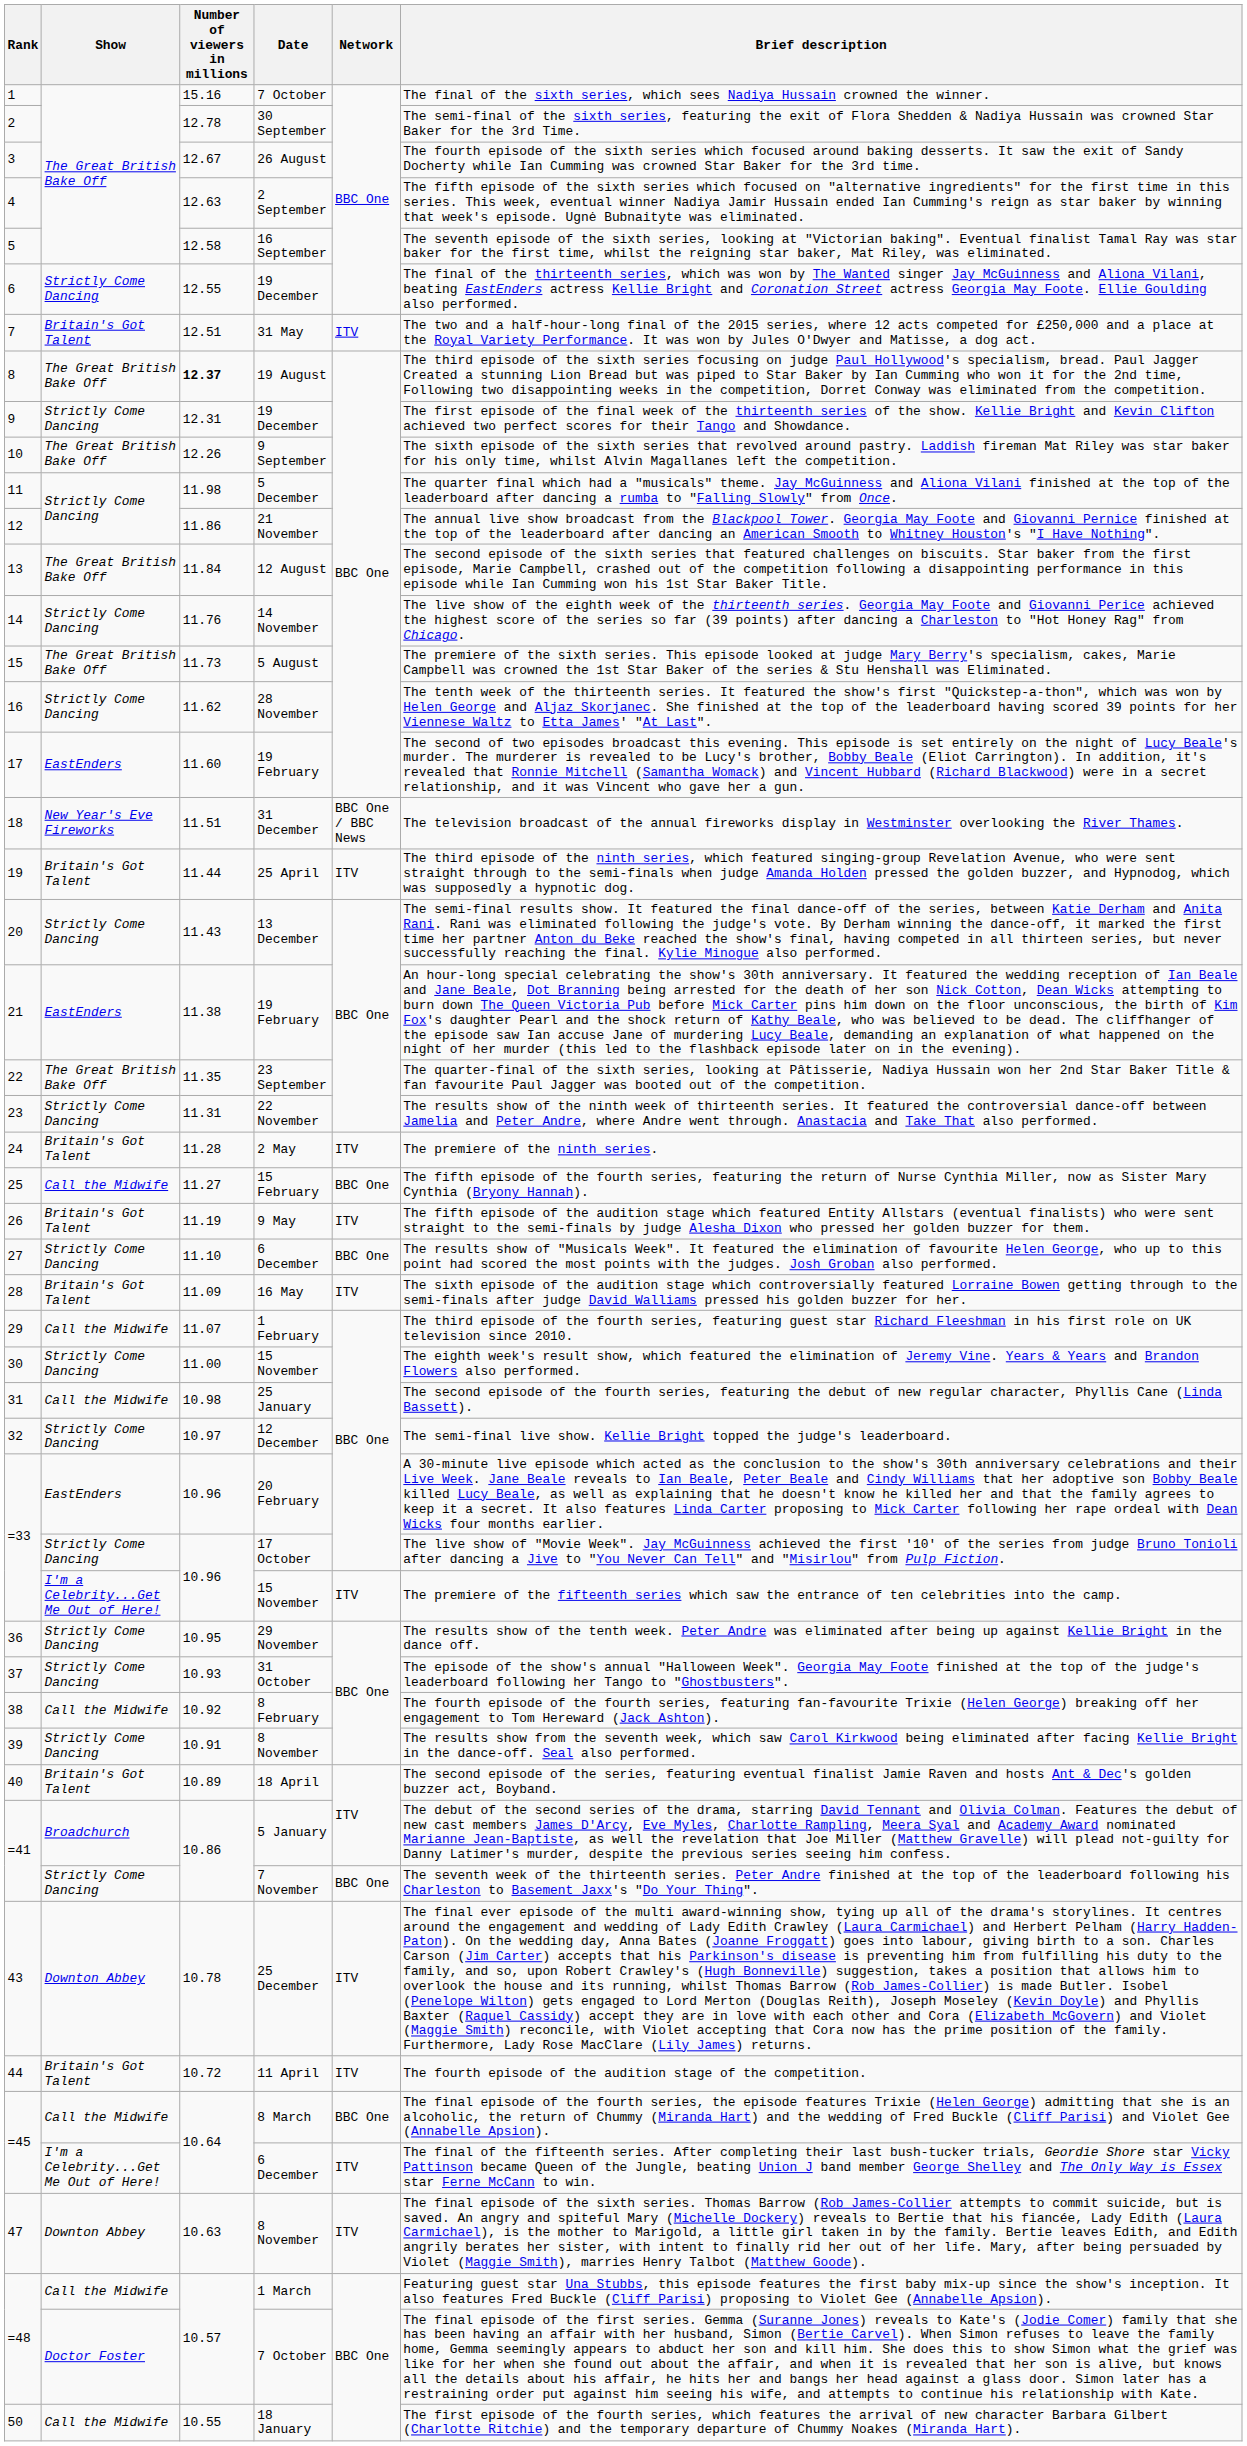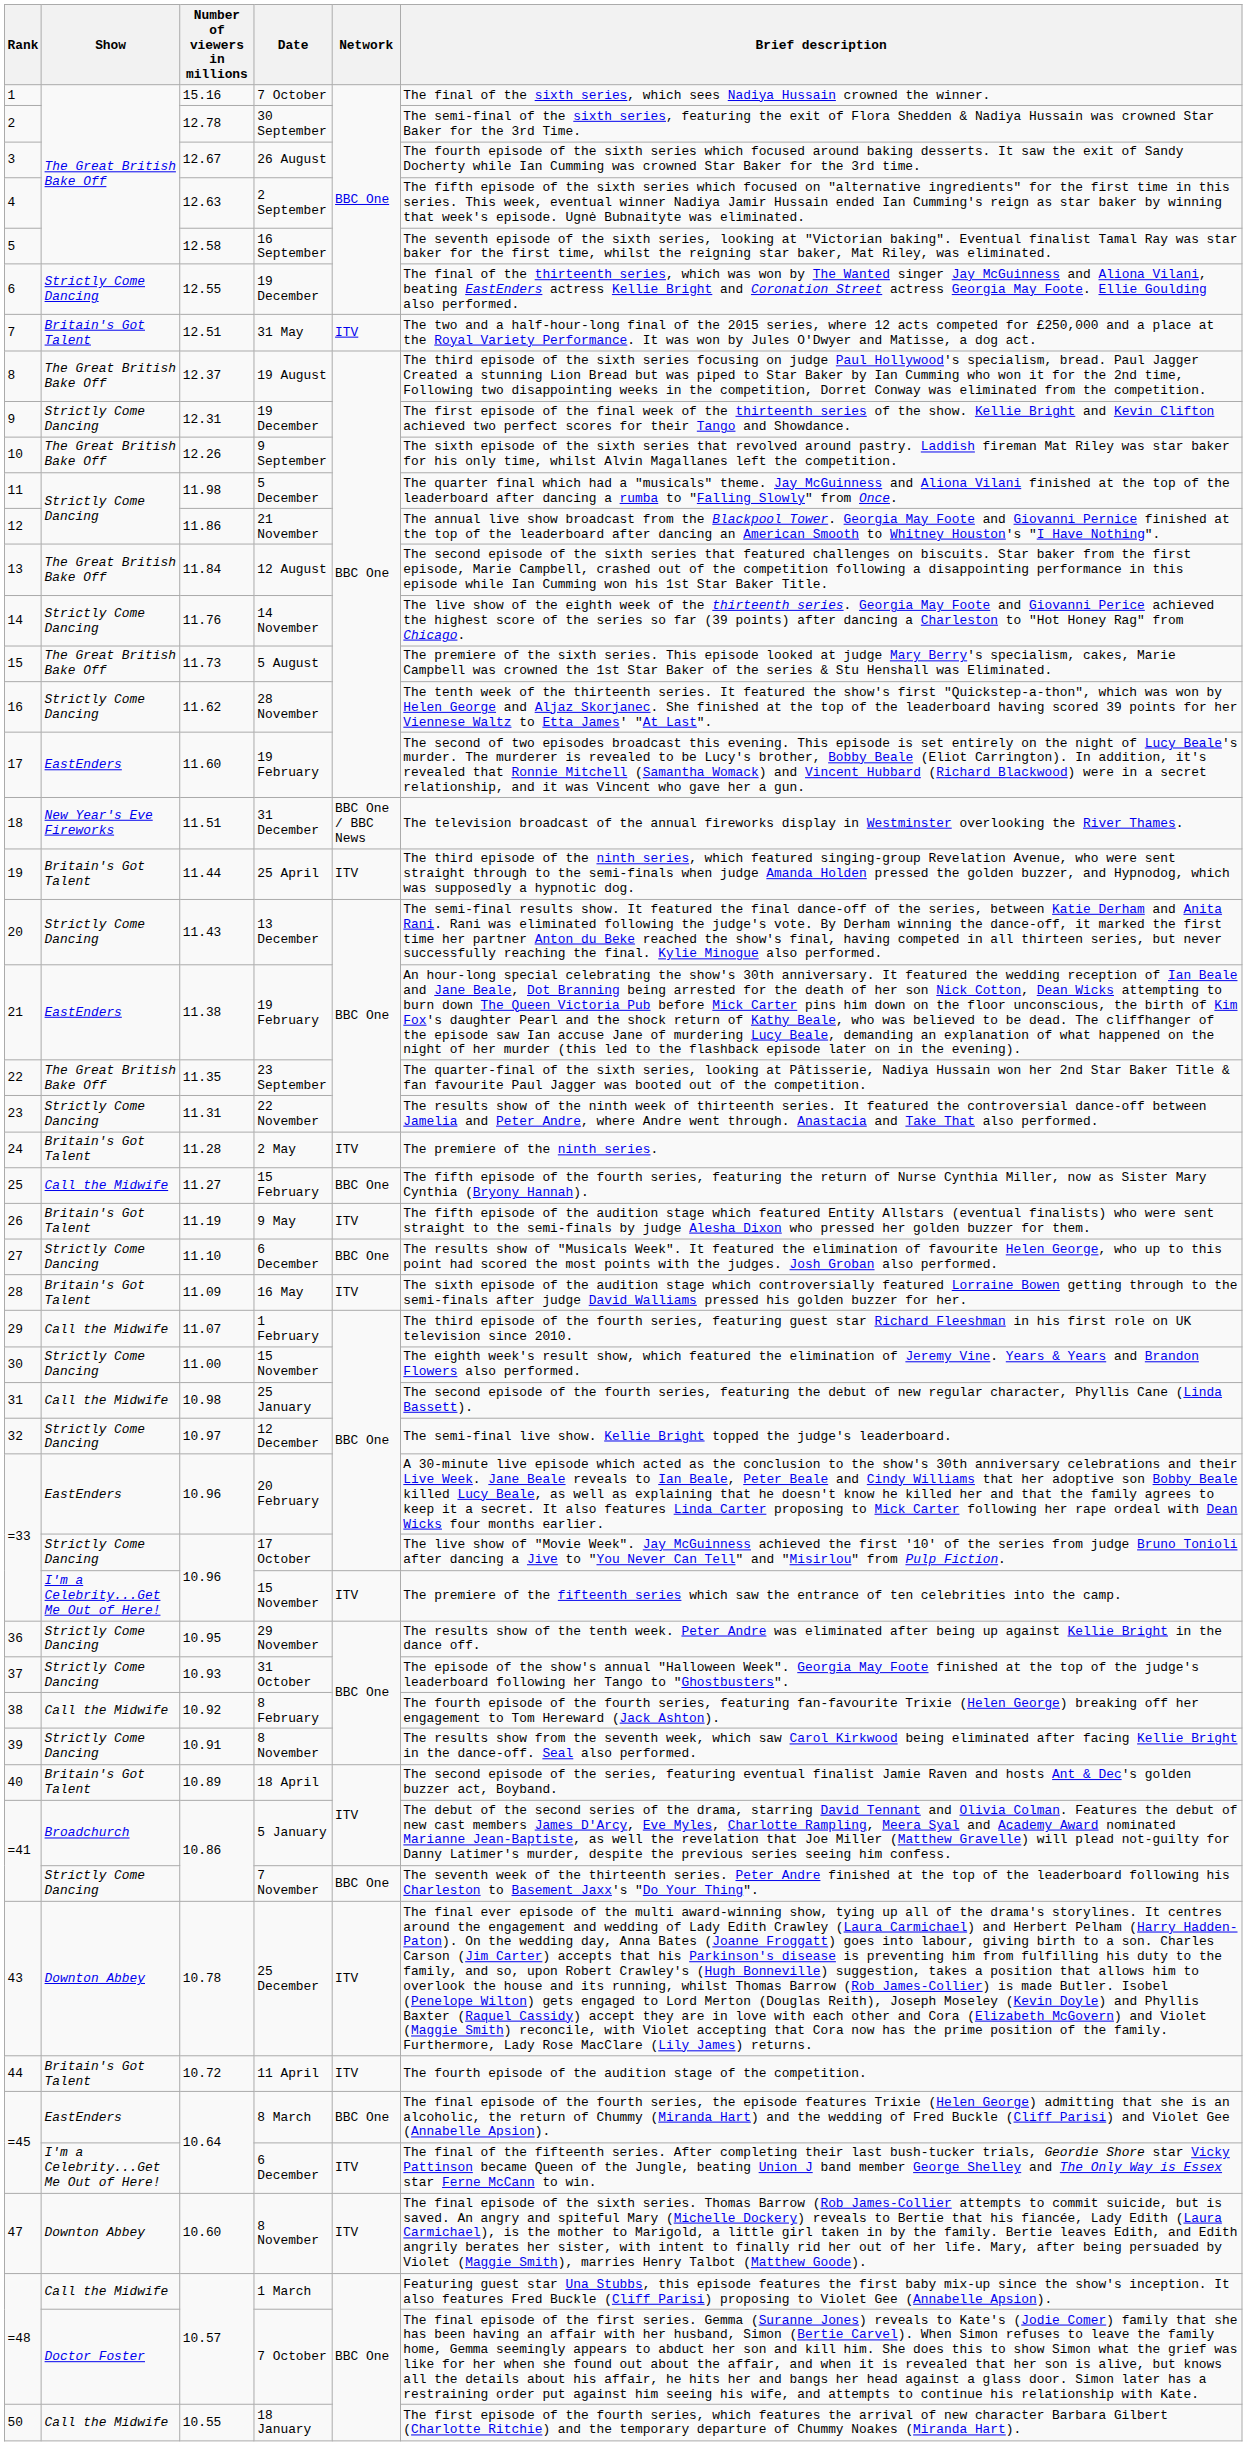(202, 376) bold -> (202, 376) normal
(106, 2117) Call the Midwife -> (83, 2117) EastEnders
(202, 2233) 10.63 -> (202, 2233) 10.60
